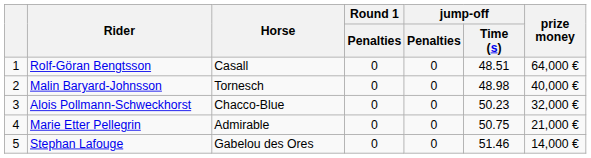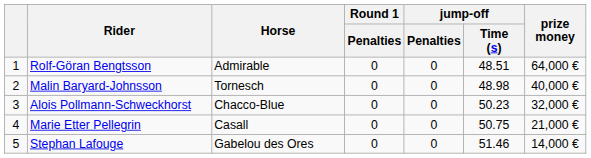(231, 67) Casall -> (242, 67) Admirable
(242, 125) Admirable -> (231, 125) Casall
